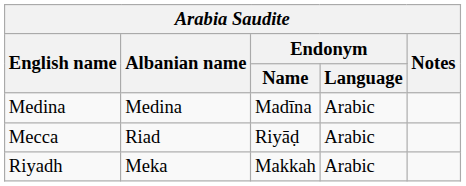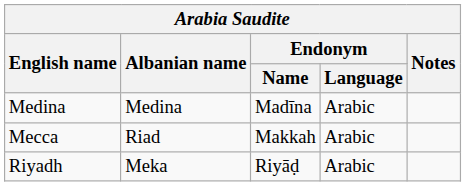(277, 136) Riyāḍ -> (285, 136) Makkah
(285, 166) Makkah -> (277, 166) Riyāḍ
